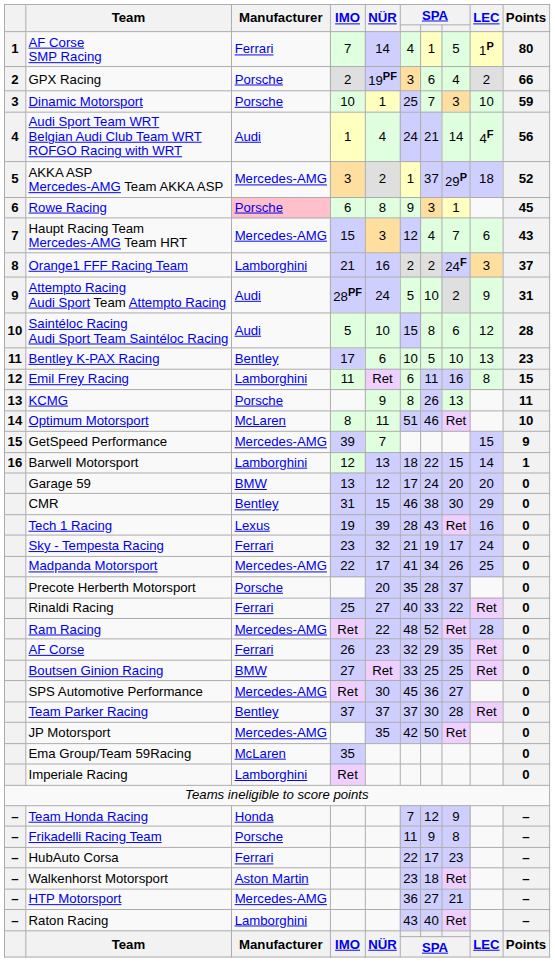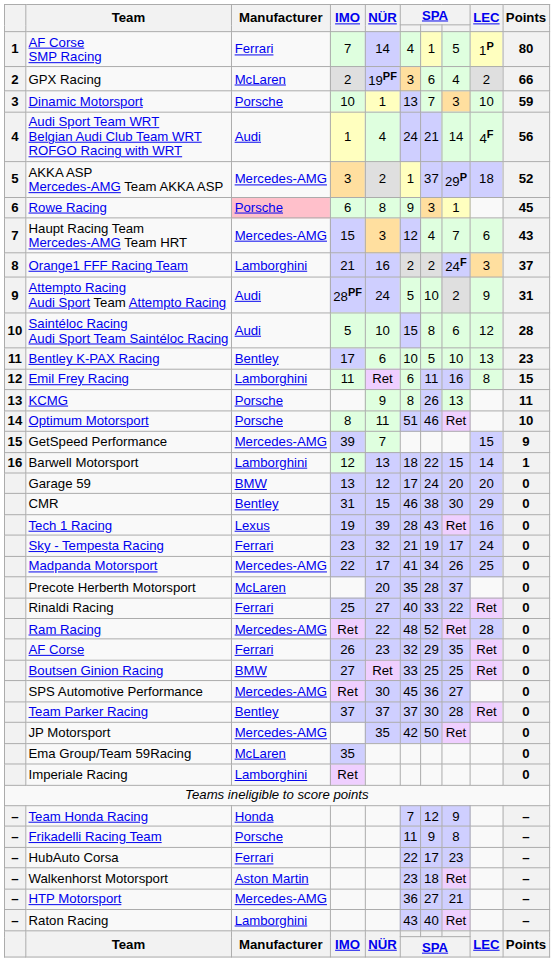(259, 79) Porsche -> (260, 79) McLaren
(410, 101) 25 -> (410, 101) 13
(260, 421) McLaren -> (259, 421) Porsche
(259, 587) Porsche -> (260, 587) McLaren
